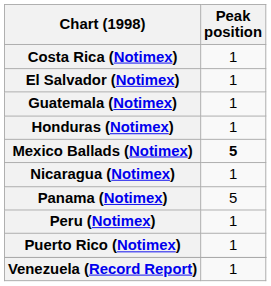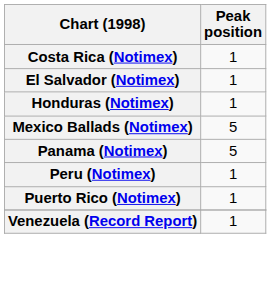- row: (103, 103)
(233, 151) bold -> (233, 127) normal
- row: (103, 174)
